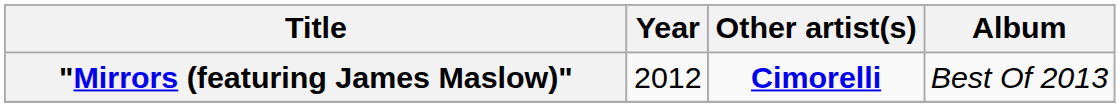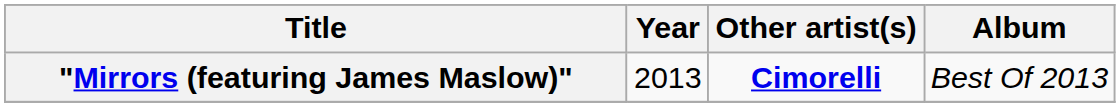(668, 76) 2012 -> (668, 76) 2013
